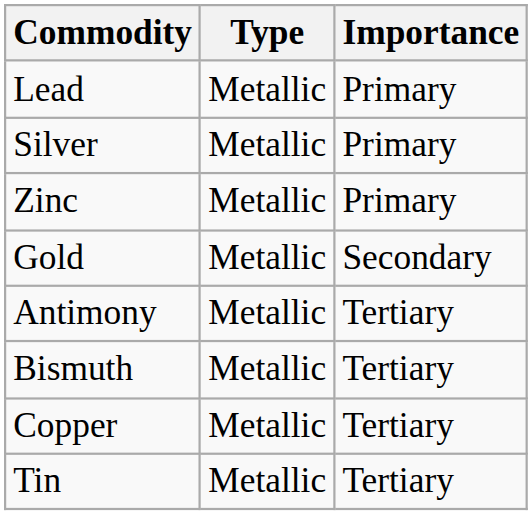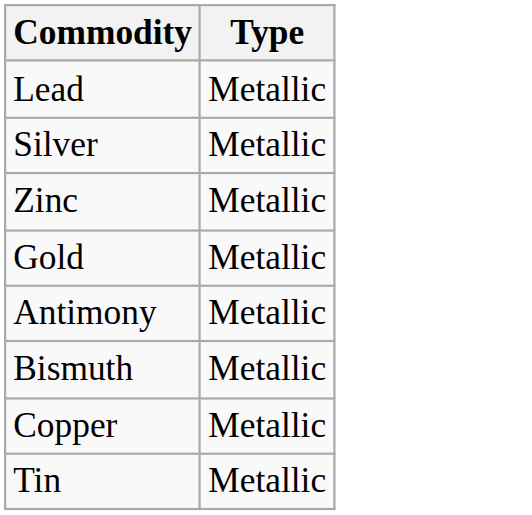- column: (431, 32)
